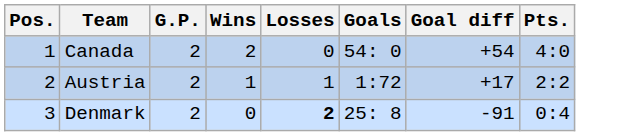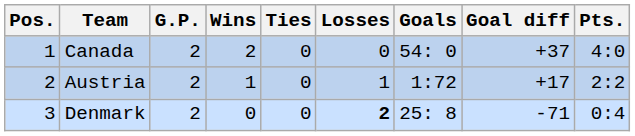+ column: (288, 20)
(497, 52) +54 -> (553, 52) +37
(497, 114) -91 -> (553, 114) -71
